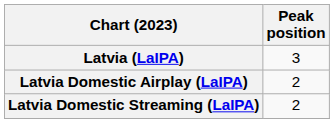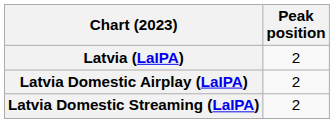(296, 57) 3 -> (296, 57) 2
